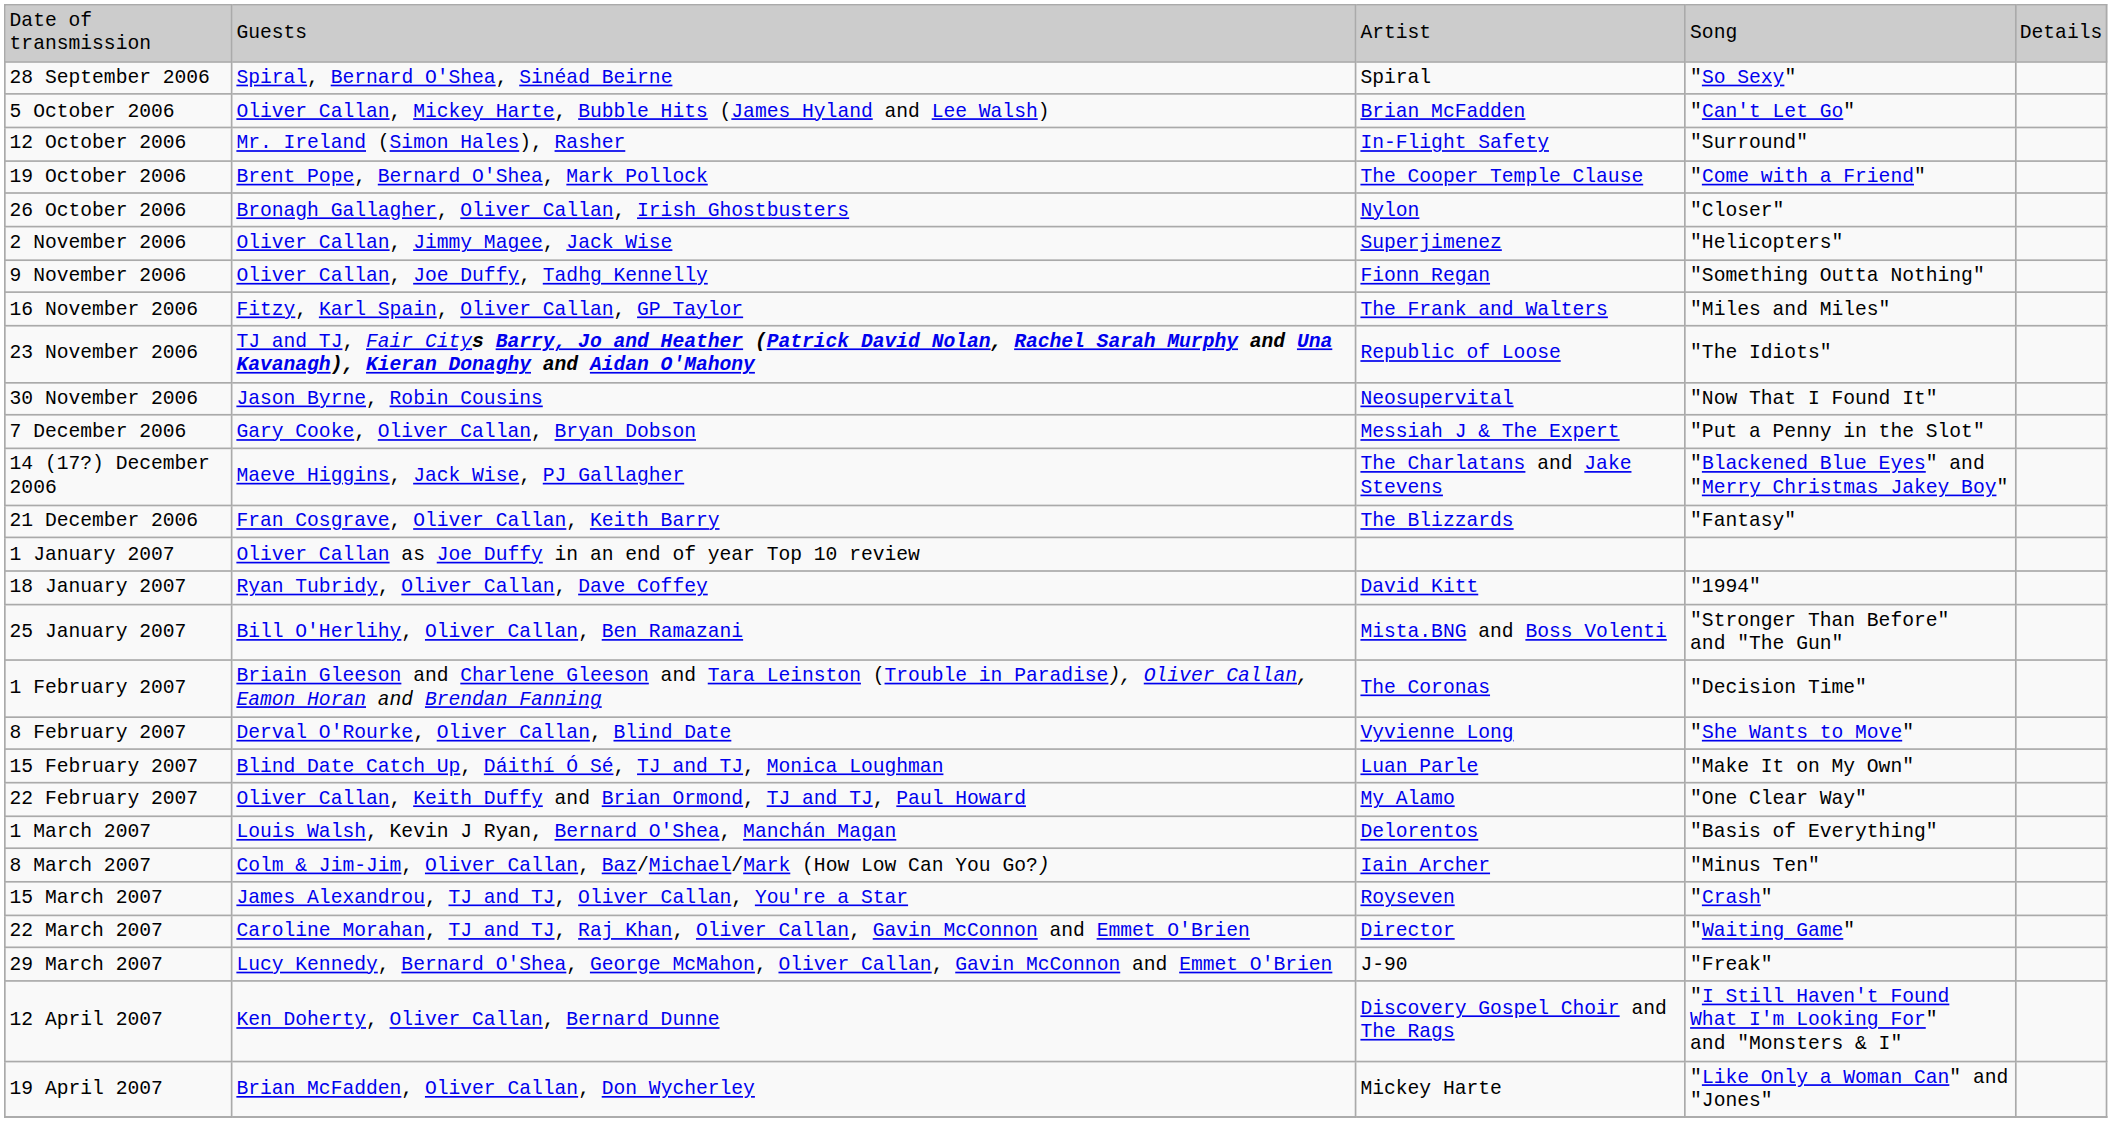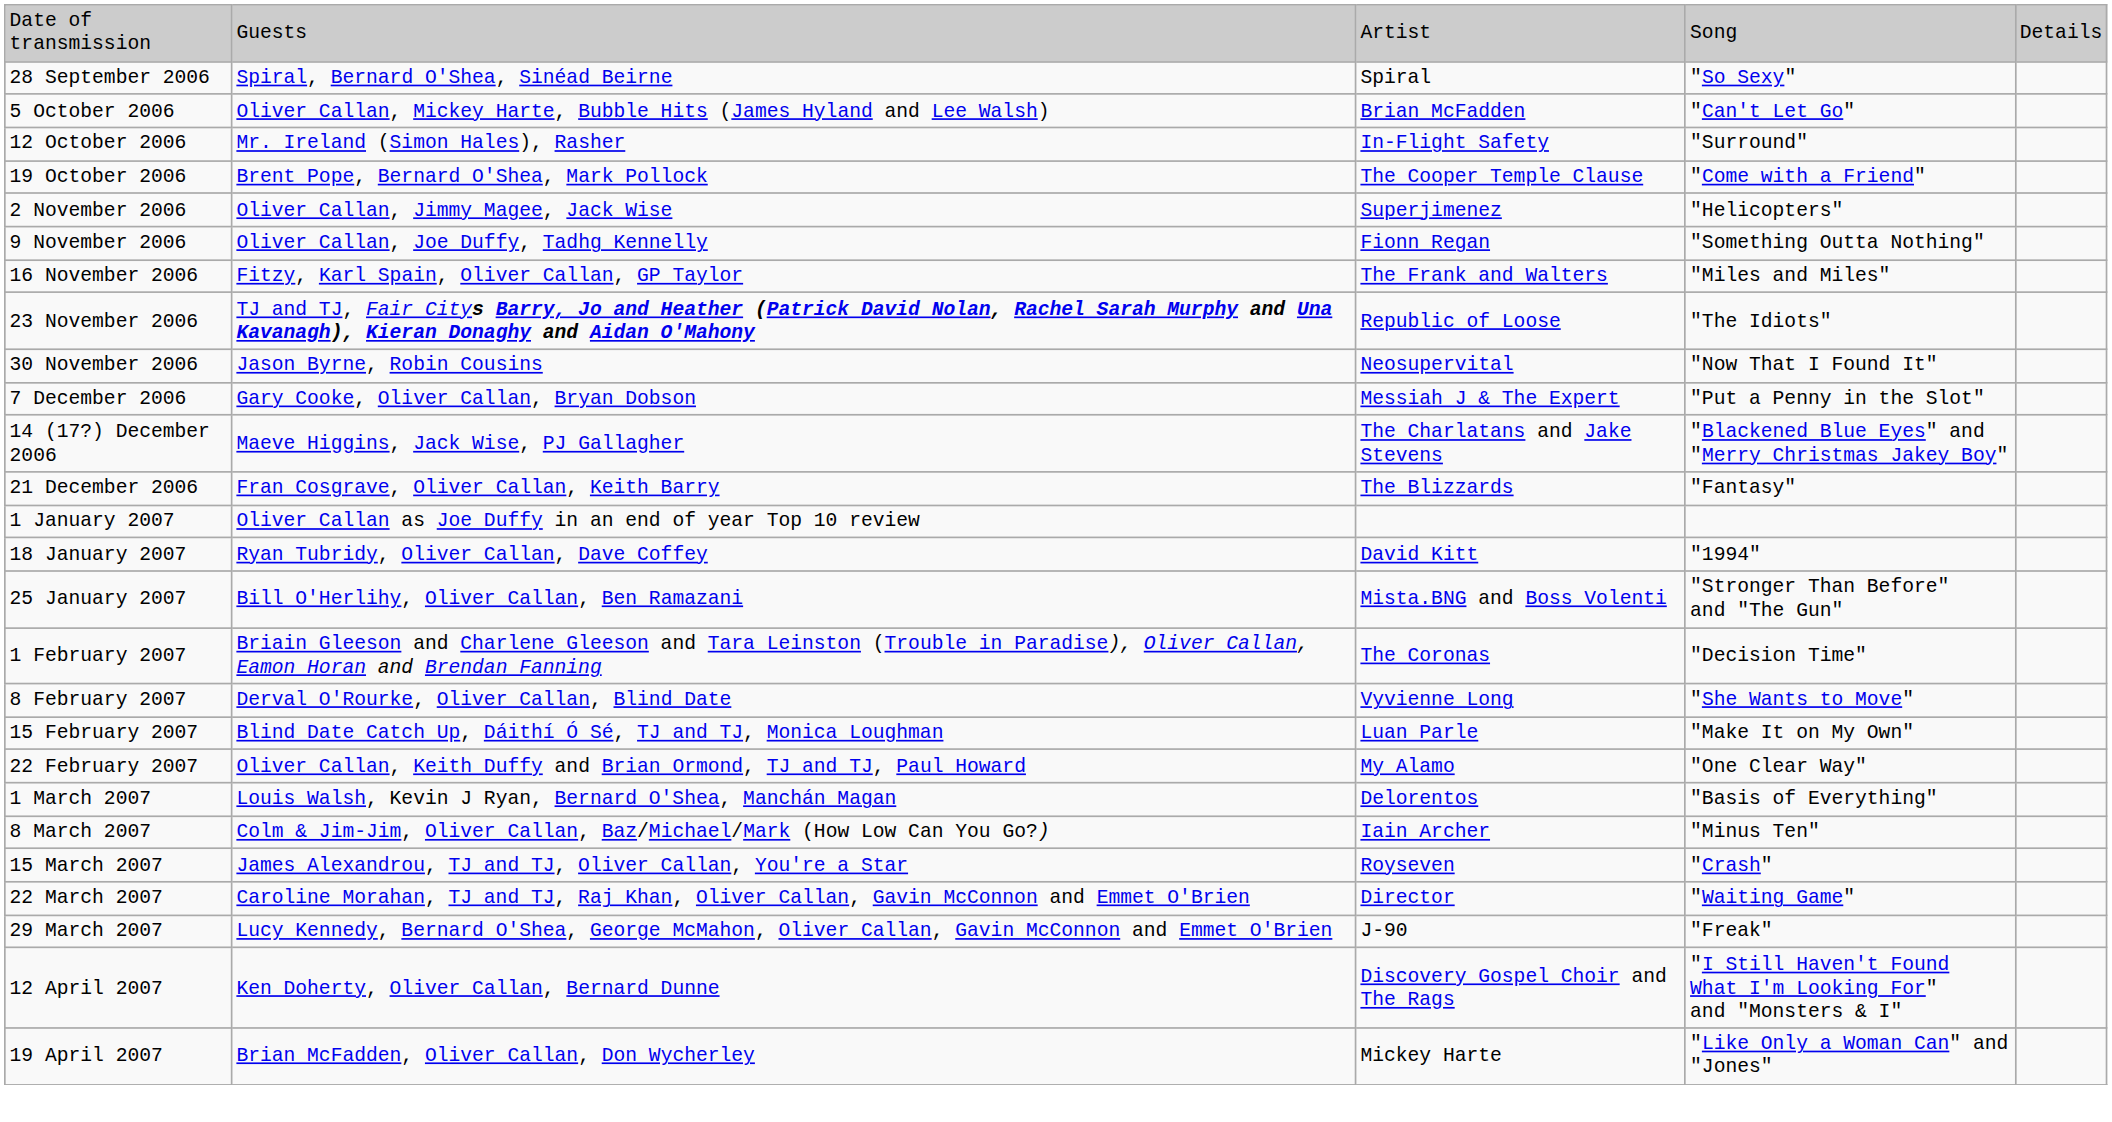- row: (98, 210)
